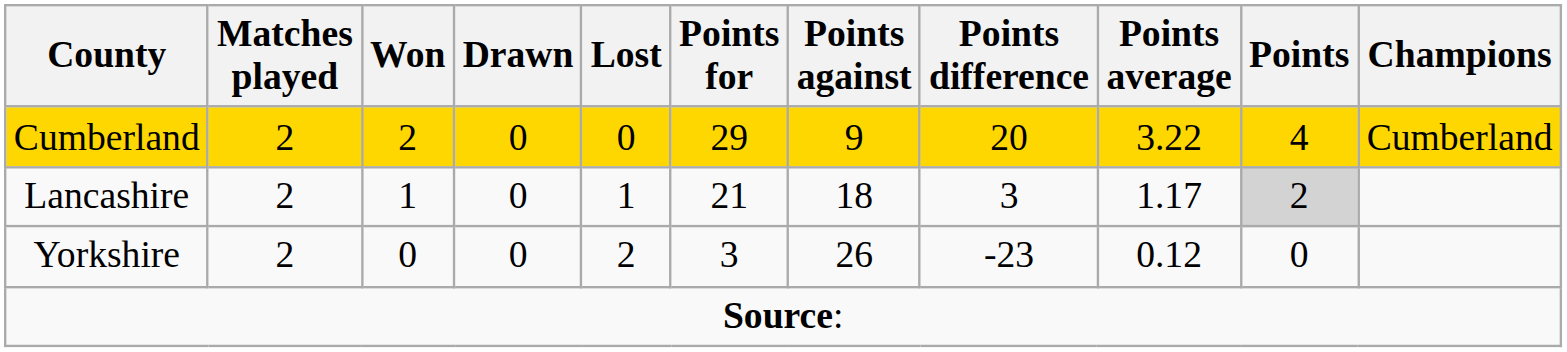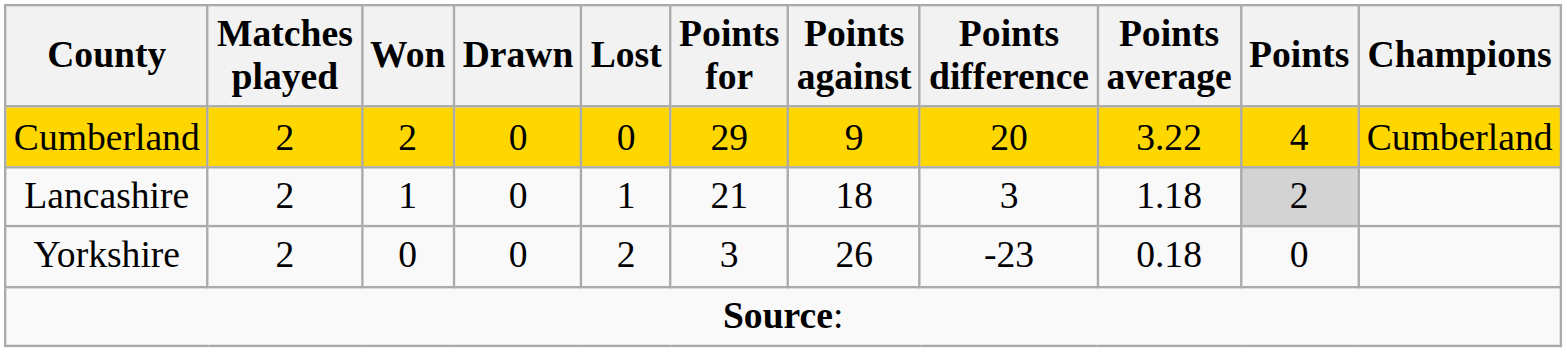(1169, 195) 1.17 -> (1169, 195) 1.18
(1169, 255) 0.12 -> (1169, 255) 0.18
